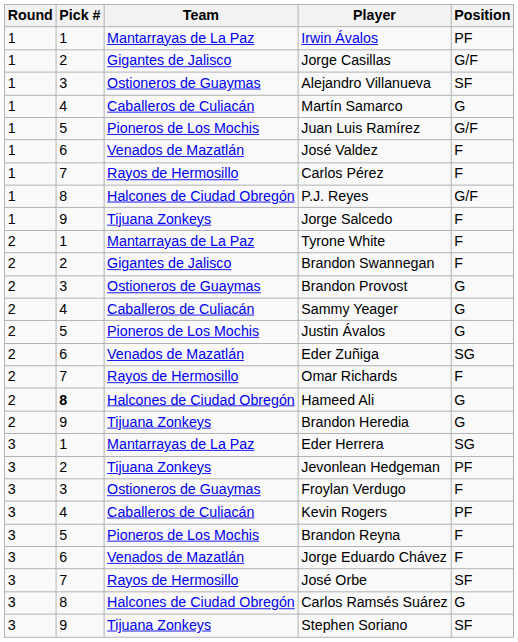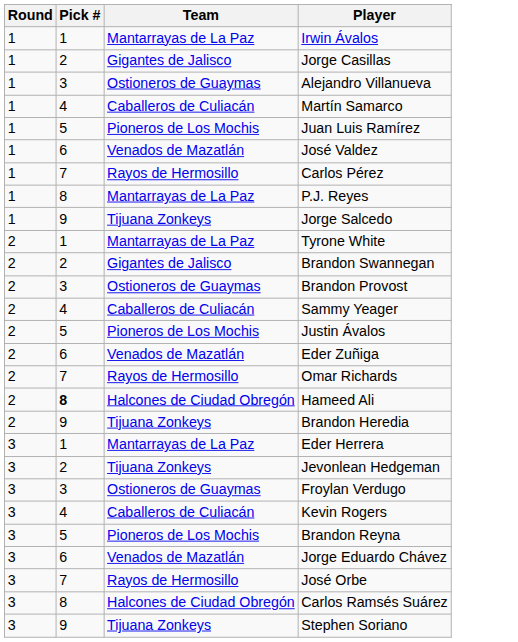- column: (482, 15)
(201, 196) Halcones de Ciudad Obregón -> (181, 196) Mantarrayas de La Paz
